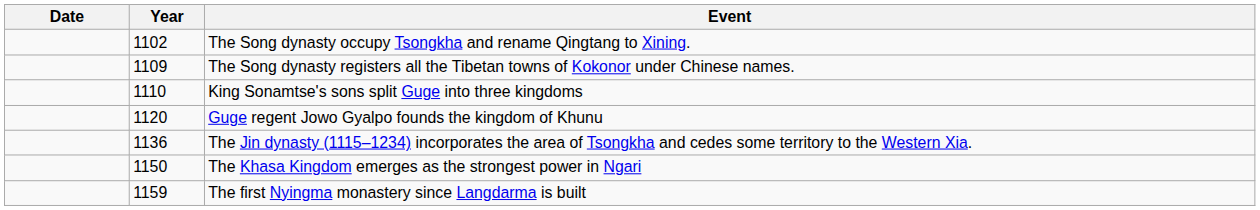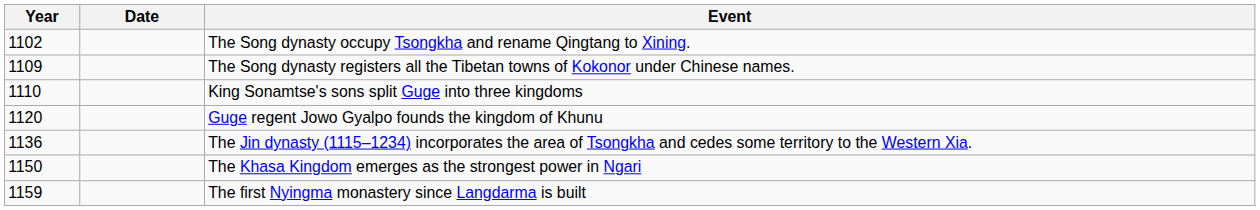columns swapped: (167, 17) <-> (67, 17)
